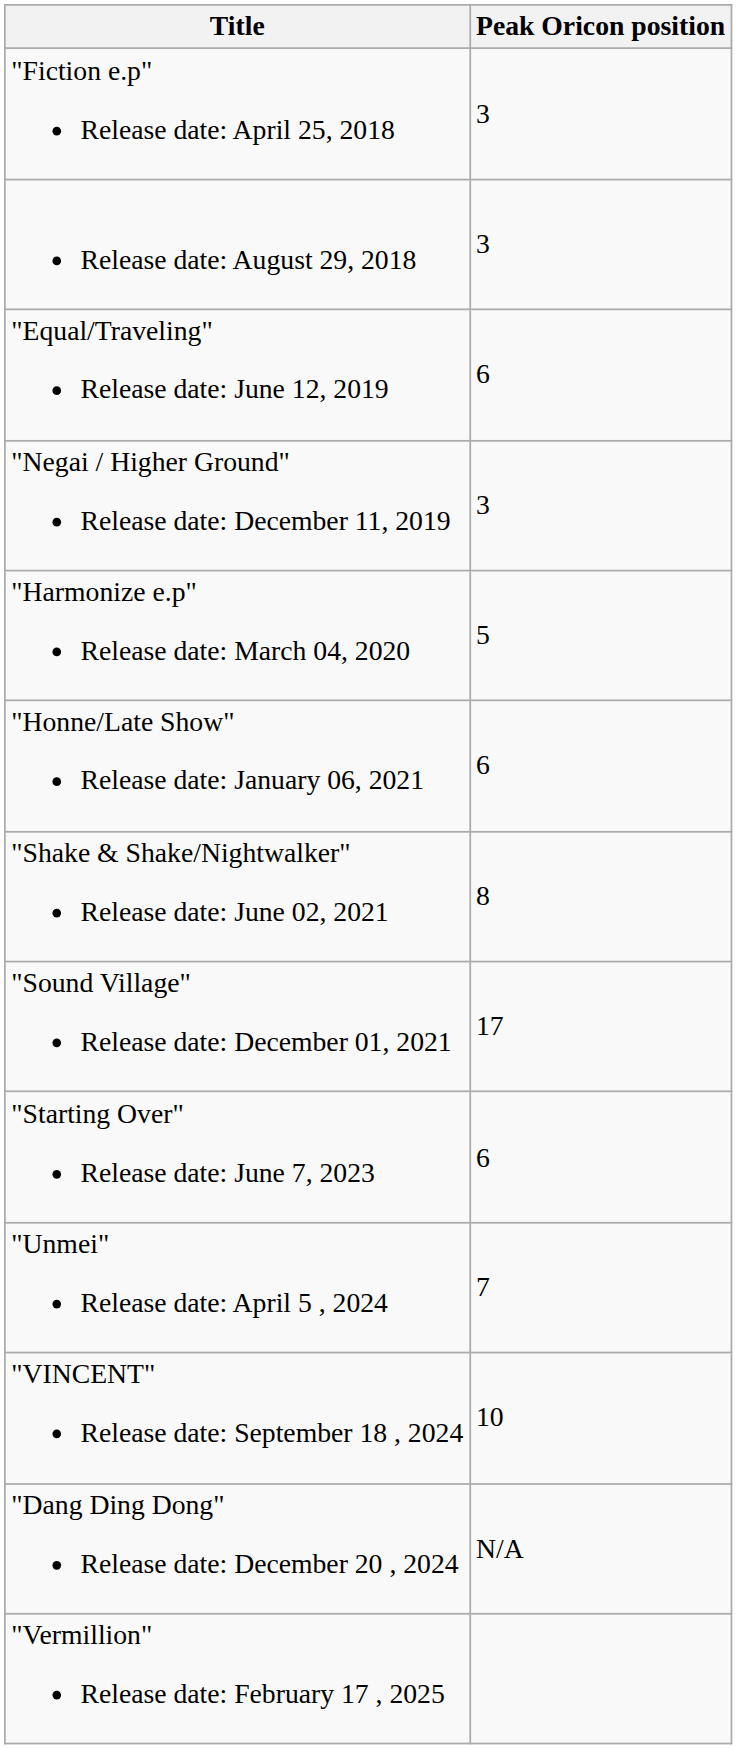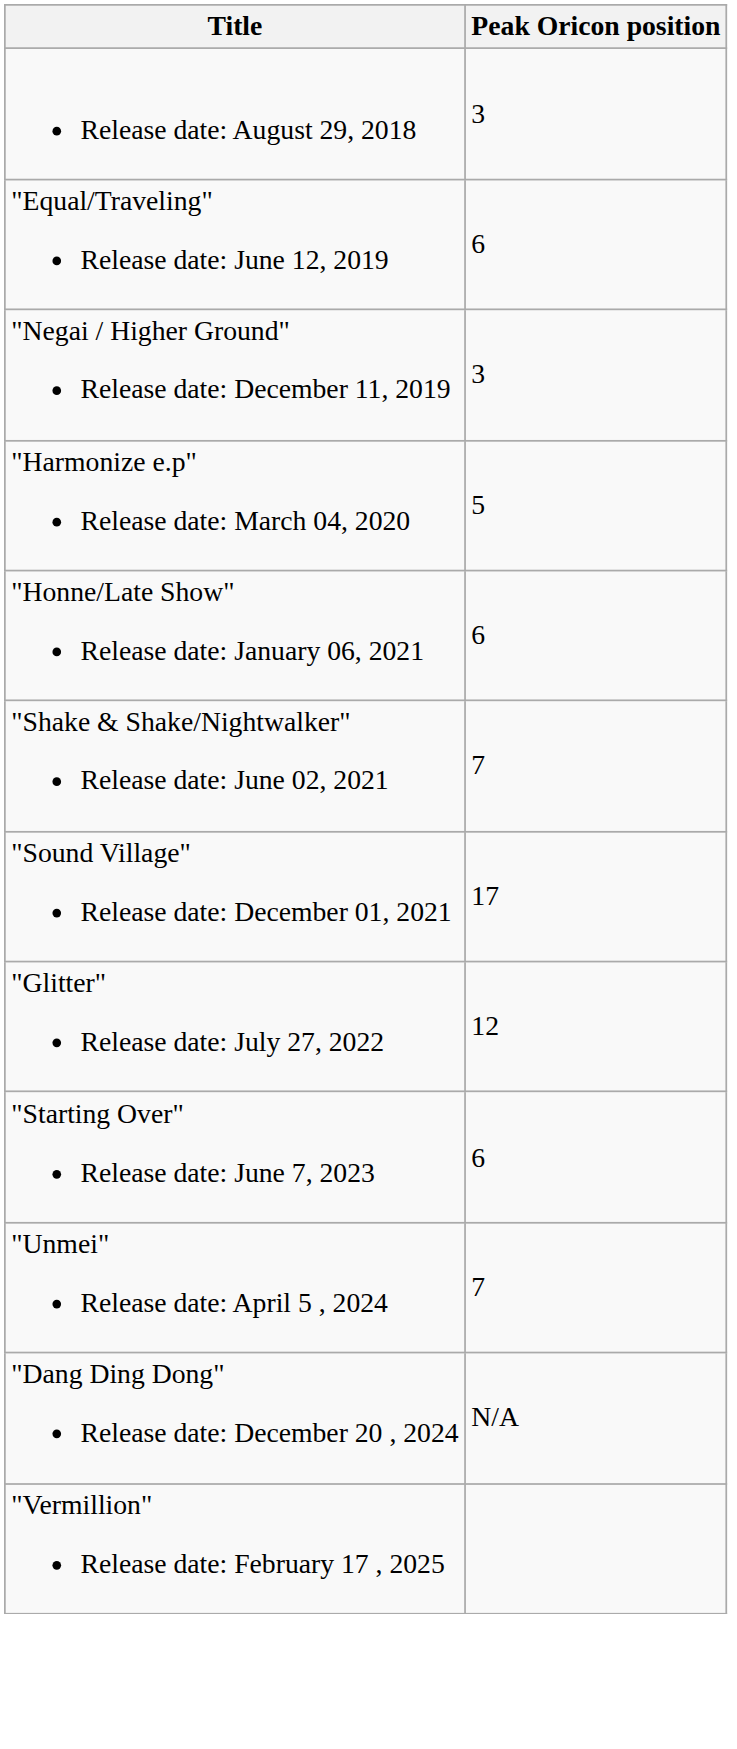- row: (237, 100)
(483, 895) 8 -> (478, 765) 7
+ row: (235, 1013)
- row: (237, 1404)
